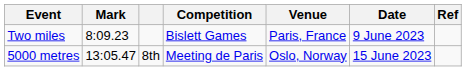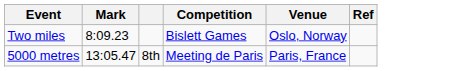- column: (392, 14)
(308, 35) Paris, France -> (308, 35) Oslo, Norway
(308, 55) Oslo, Norway -> (308, 55) Paris, France
